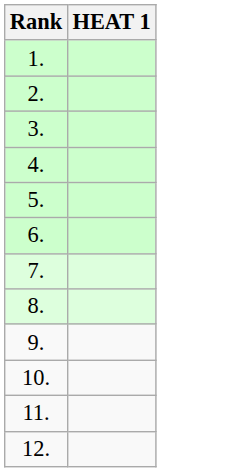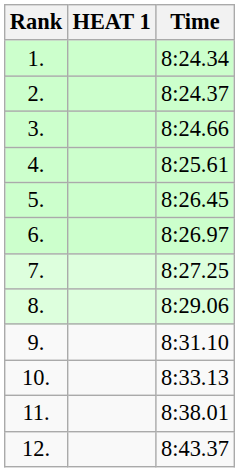+ column: (195, 22)
